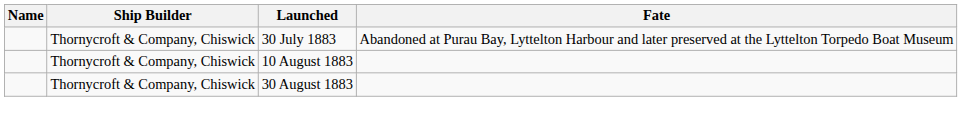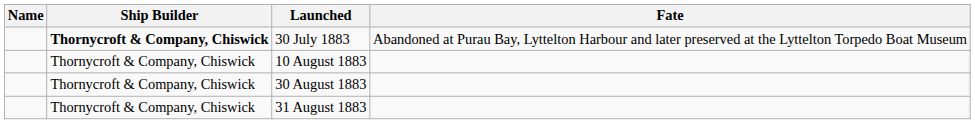(153, 38) normal -> (159, 38) bold
+ row: (321, 107)
